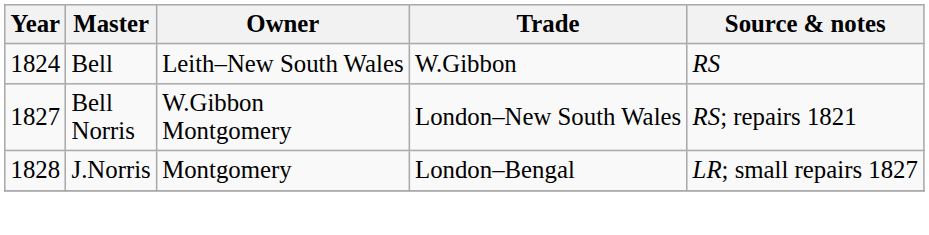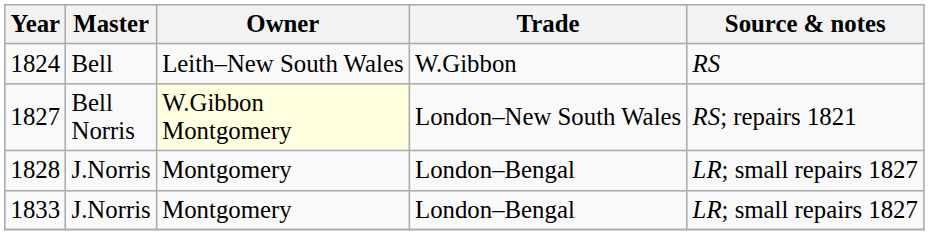(227, 116) no background -> (227, 116) lightyellow background
+ row: (35, 209)
